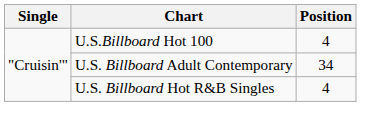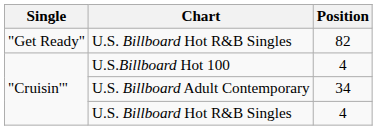+ row: (192, 40)
